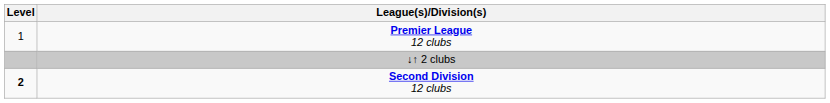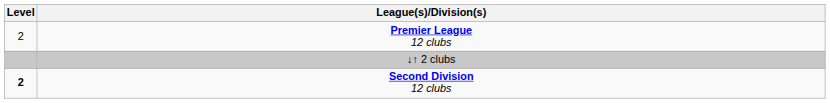(21, 36) 1 -> (21, 36) 2
